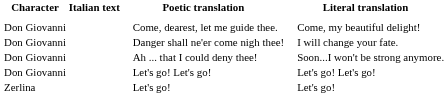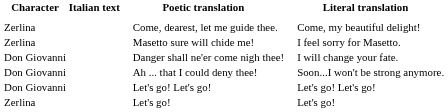(35, 27) Don Giovanni -> (20, 27) Zerlina
+ row: (193, 42)
